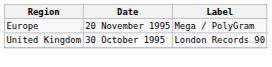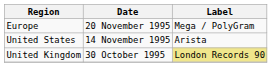+ row: (41, 40)
(220, 40) no background -> (220, 55) khaki background
